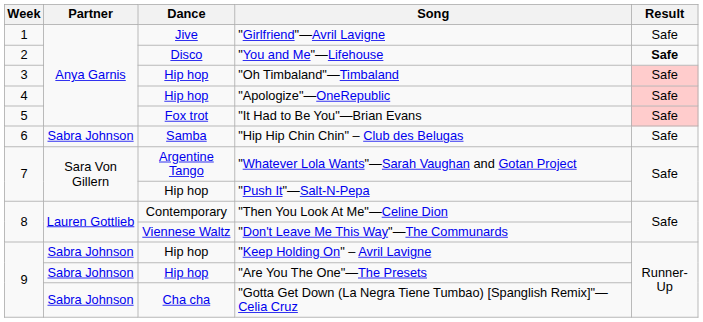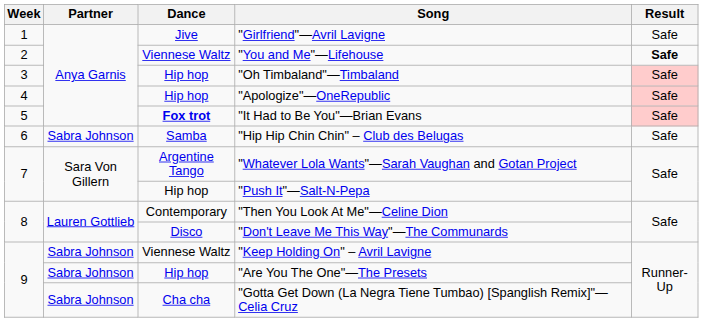(186, 55) Disco -> (186, 55) Viennese Waltz
(186, 116) normal -> (186, 116) bold
(186, 232) Viennese Waltz -> (186, 232) Disco
(186, 252) Hip hop -> (186, 252) Viennese Waltz
